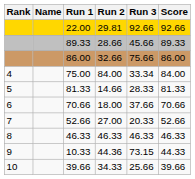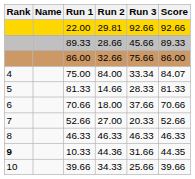(173, 74) 84.00 -> (173, 74) 84.07
(9, 151) normal -> (9, 151) bold
(141, 151) 73.15 -> (141, 151) 31.66
(173, 151) 44.33 -> (173, 151) 44.35
